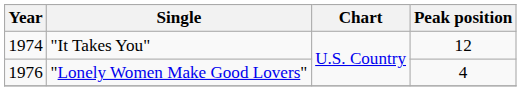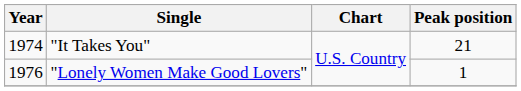(463, 45) 12 -> (463, 45) 21
(463, 72) 4 -> (463, 72) 1
